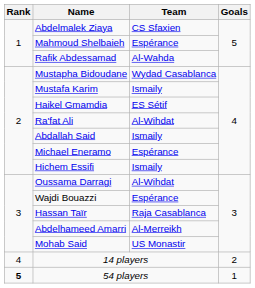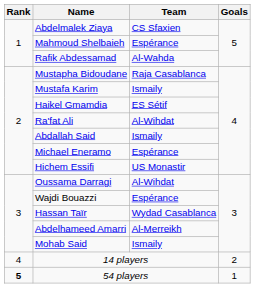(174, 74) Wydad Casablanca -> (169, 74) Raja Casablanca
(147, 167) Ismaily -> (159, 167) US Monastir
(169, 213) Raja Casablanca -> (174, 213) Wydad Casablanca
(159, 244) US Monastir -> (147, 244) Ismaily
